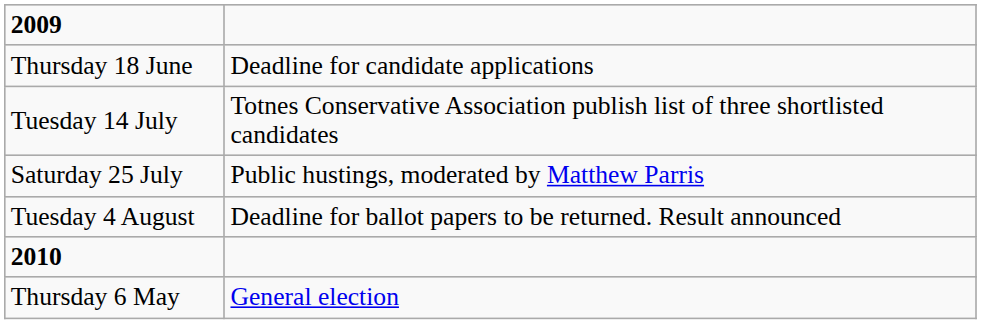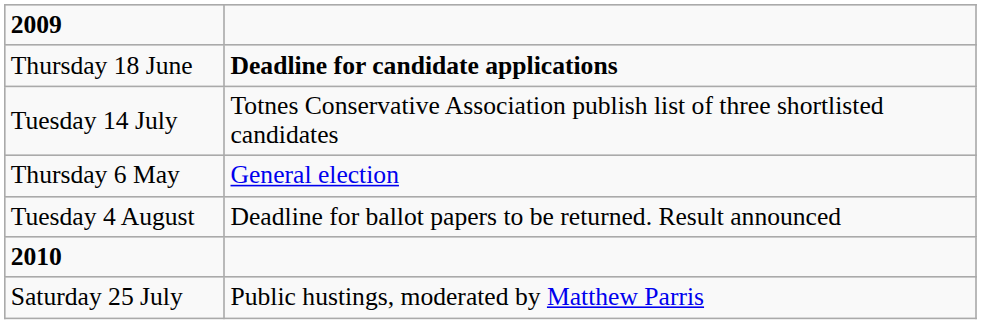(412, 65) normal -> (424, 65) bold
rows swapped: (97, 175) <-> (95, 297)
